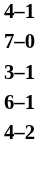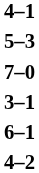+ row: (19, 41)
